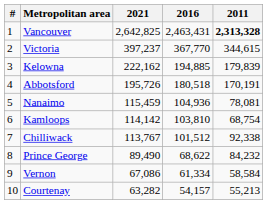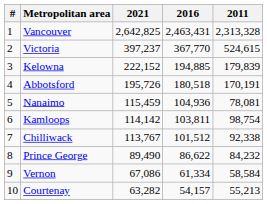(238, 31) bold -> (238, 31) normal
(242, 48) 344,615 -> (242, 48) 524,615
(142, 66) 222,162 -> (142, 66) 222,152
(192, 119) 103,810 -> (192, 119) 103,811
(245, 119) 68,754 -> (245, 119) 98,754
(195, 155) 68,622 -> (195, 155) 86,622
